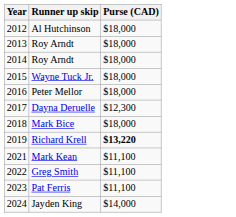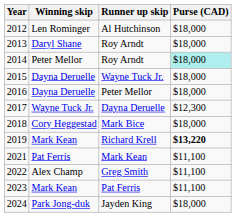+ column: (64, 12)
(120, 60) no background -> (189, 60) paleturquoise background
(120, 204) $14,000 -> (189, 204) $18,000
